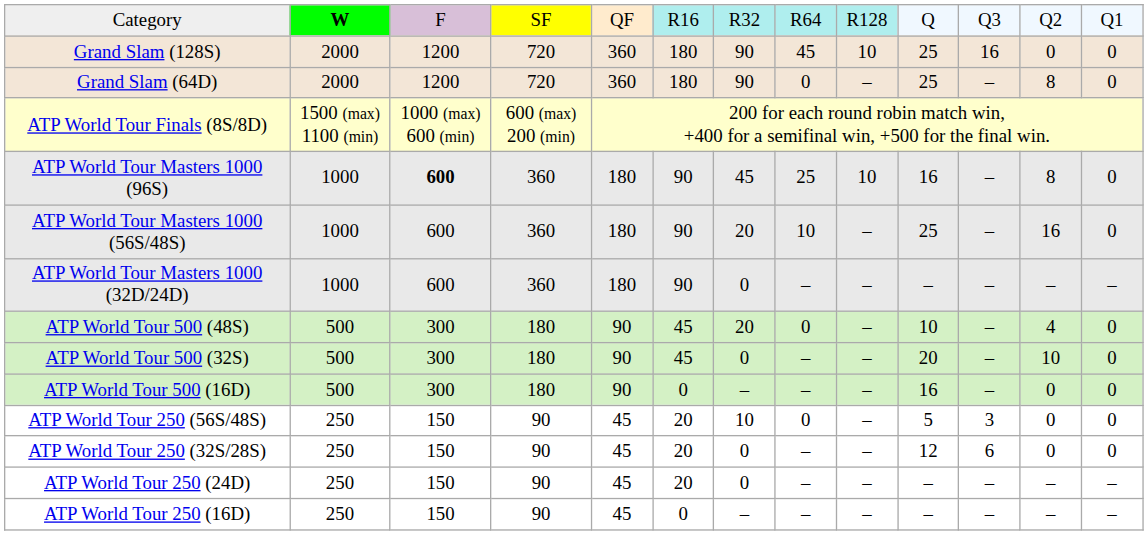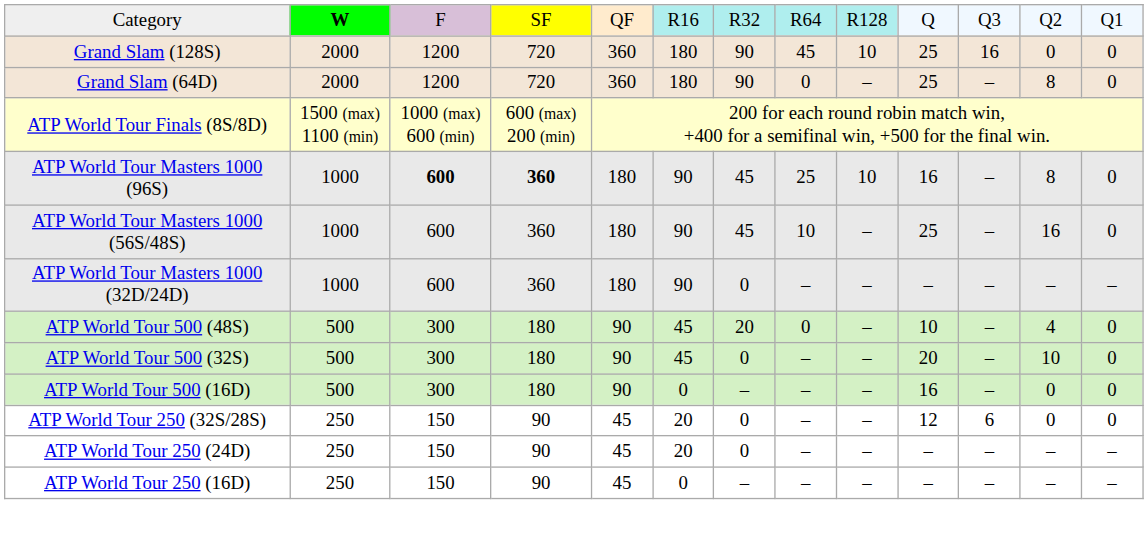(541, 178) normal -> (541, 178) bold
(744, 231) 20 -> (744, 231) 45
- row: (147, 420)
